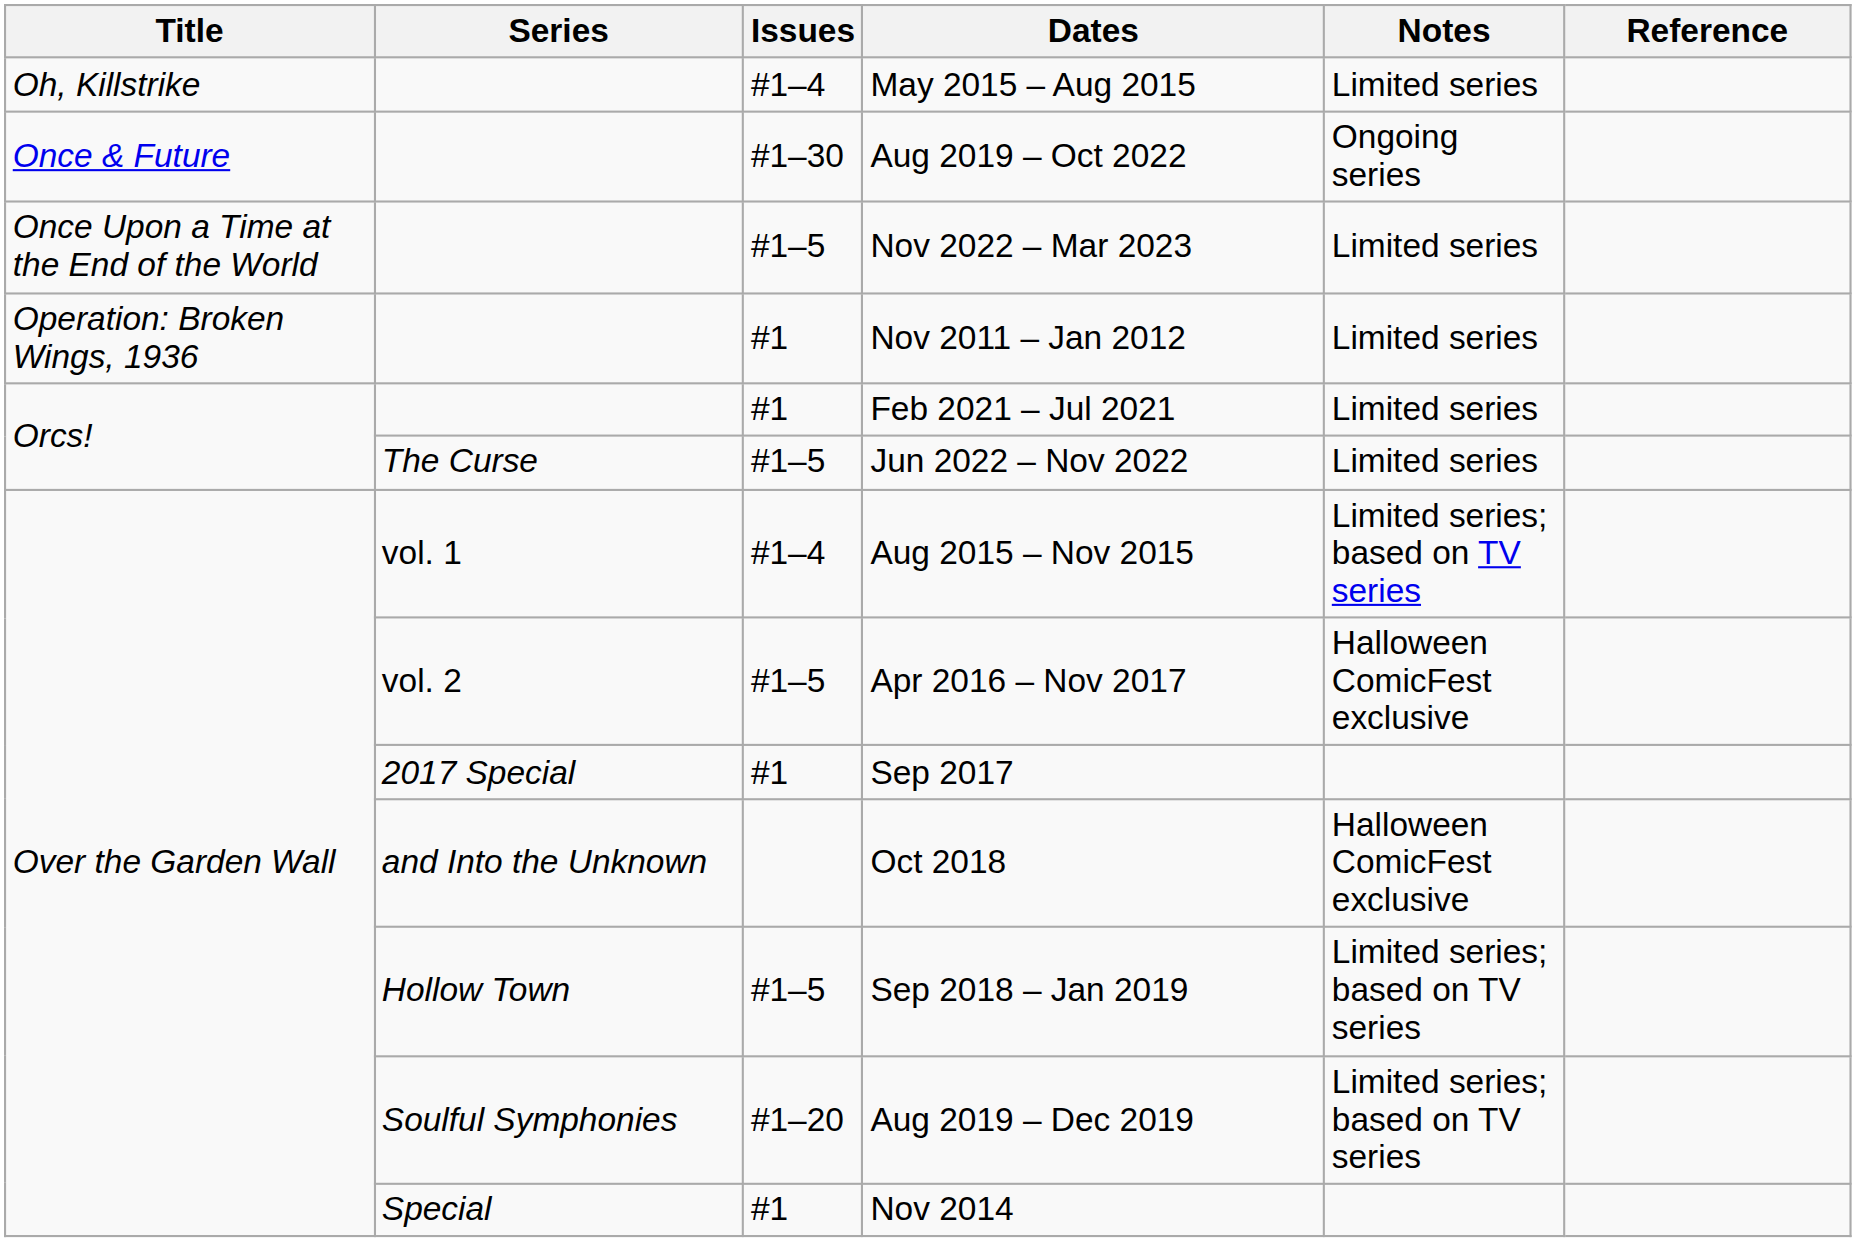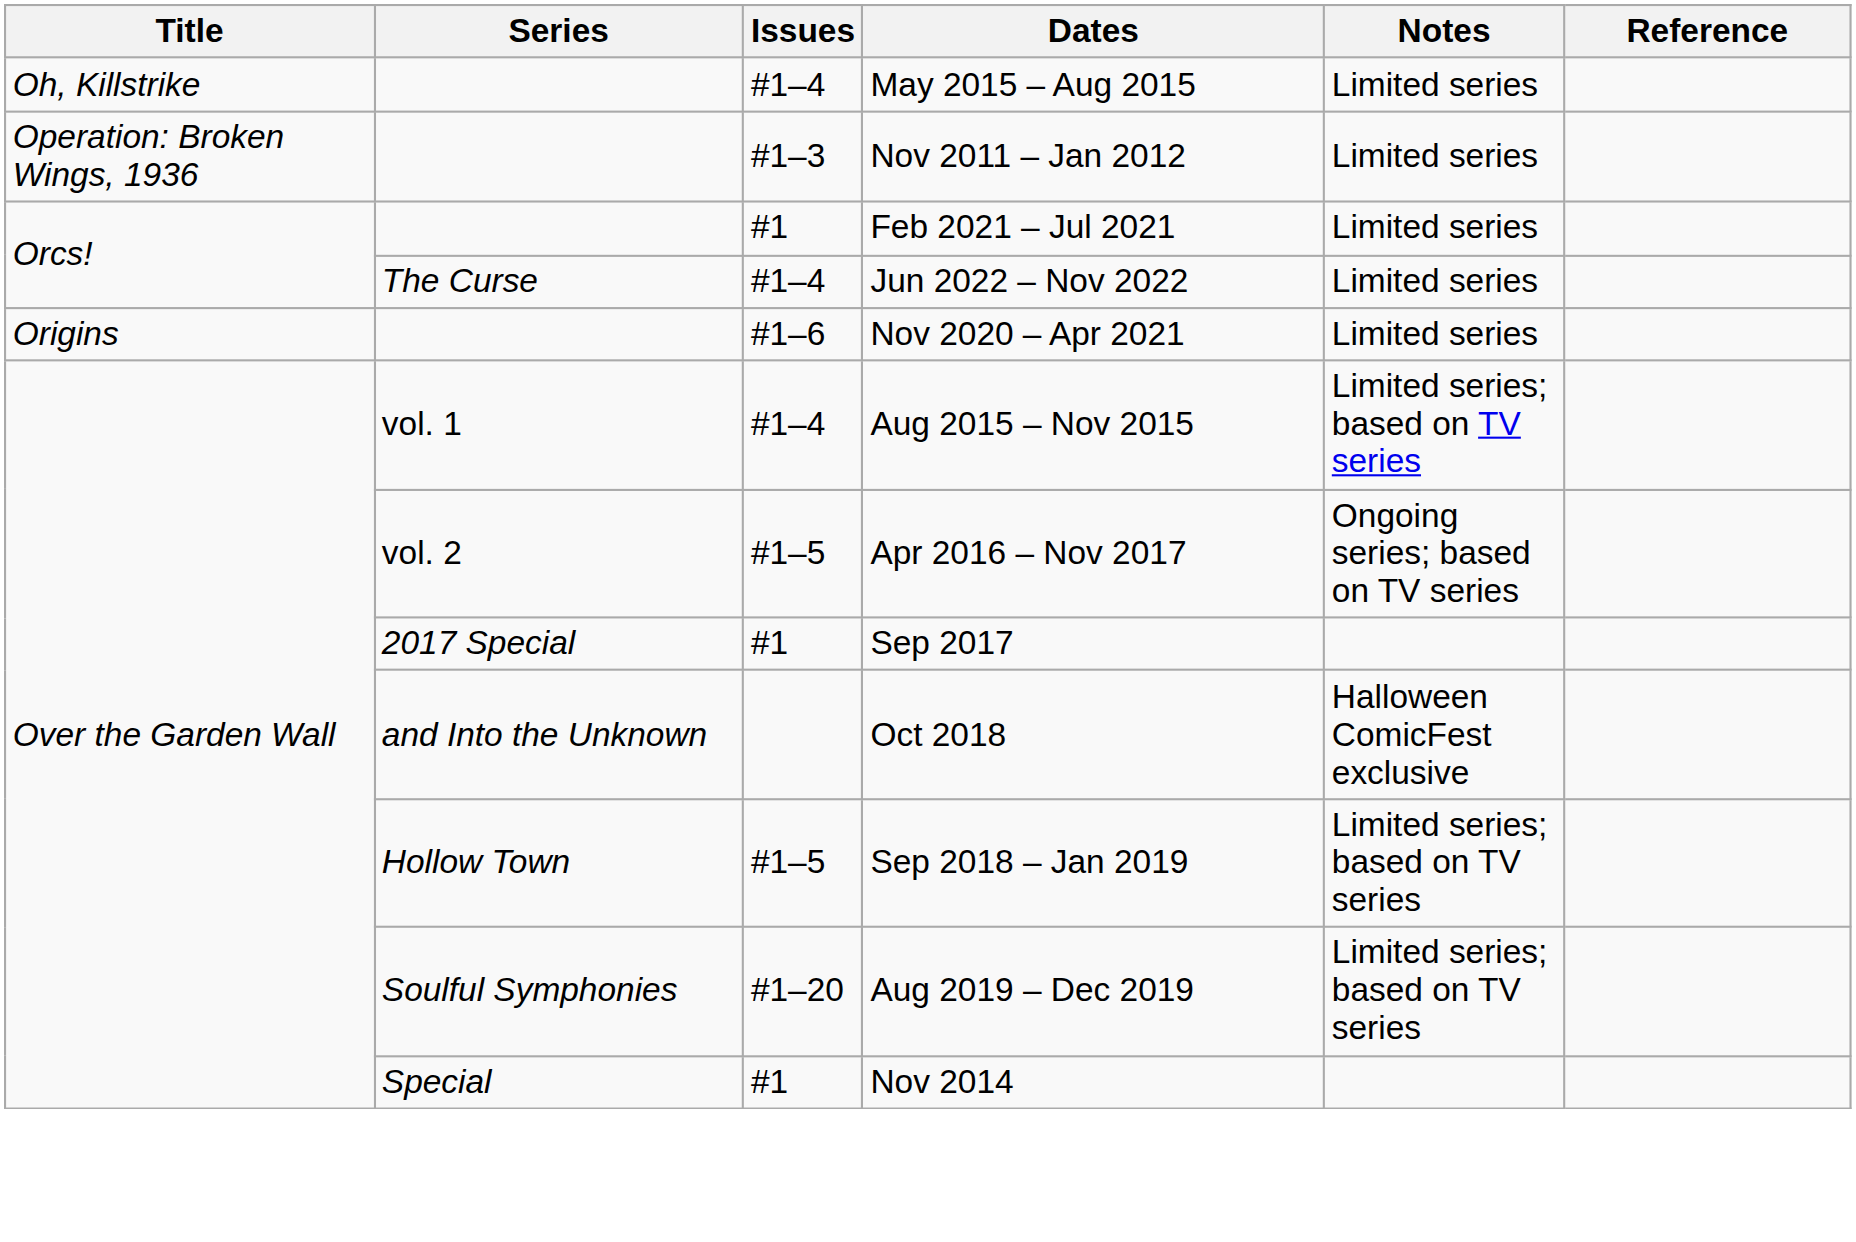- row: (1028, 155)
- row: (1031, 246)
(770, 337) #1 -> (788, 155) #1–3
(788, 462) #1–5 -> (788, 280) #1–4
+ row: (1028, 333)
(1412, 681) Halloween ComicFest exclusive -> (1431, 552) Ongoing series; based on TV series
